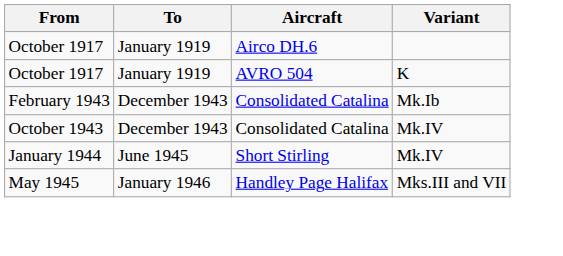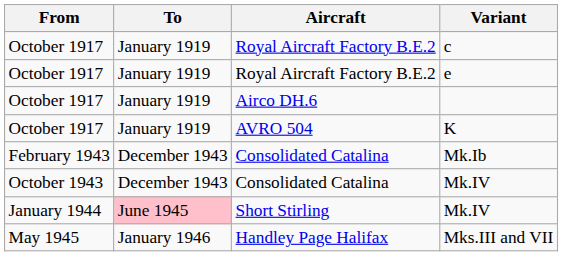+ row: (336, 45)
+ row: (336, 73)
(153, 155) no background -> (153, 210) pink background
